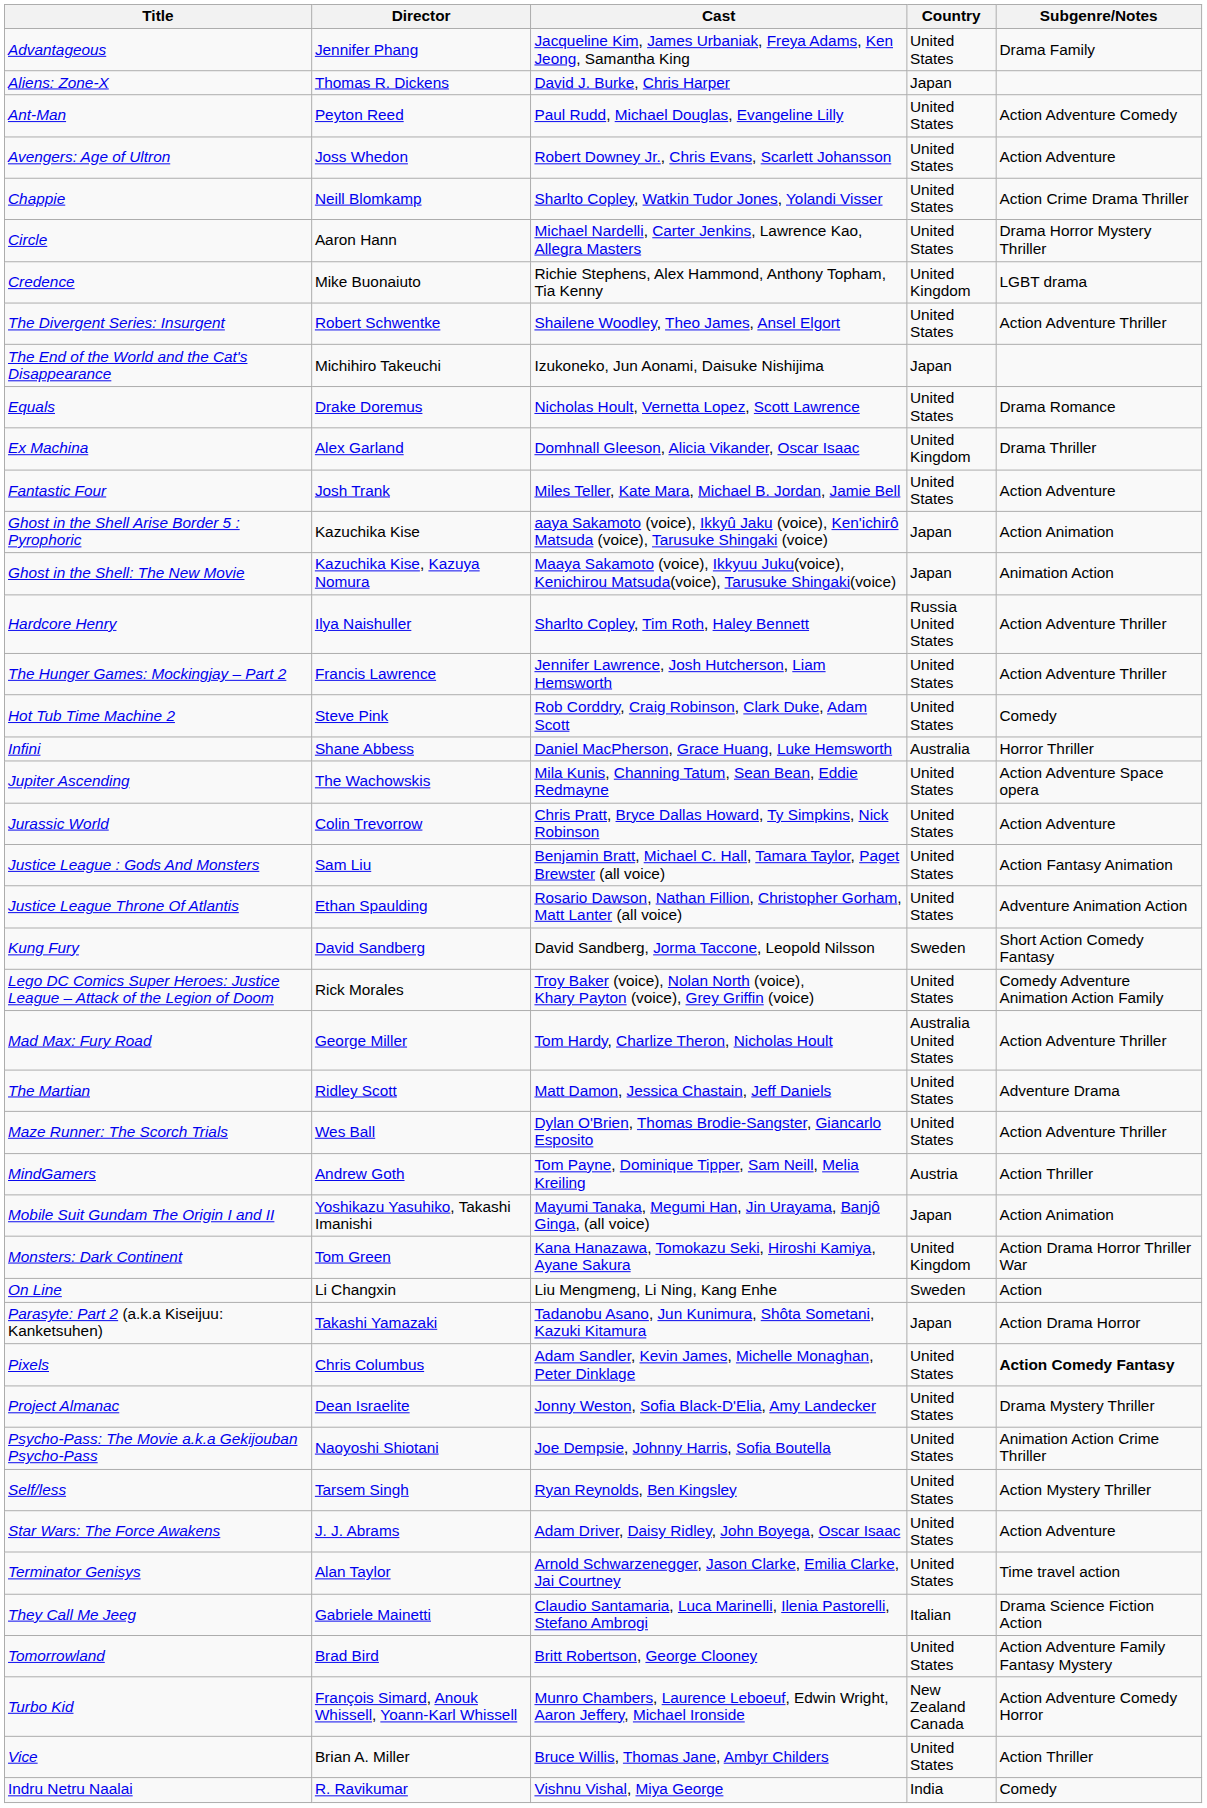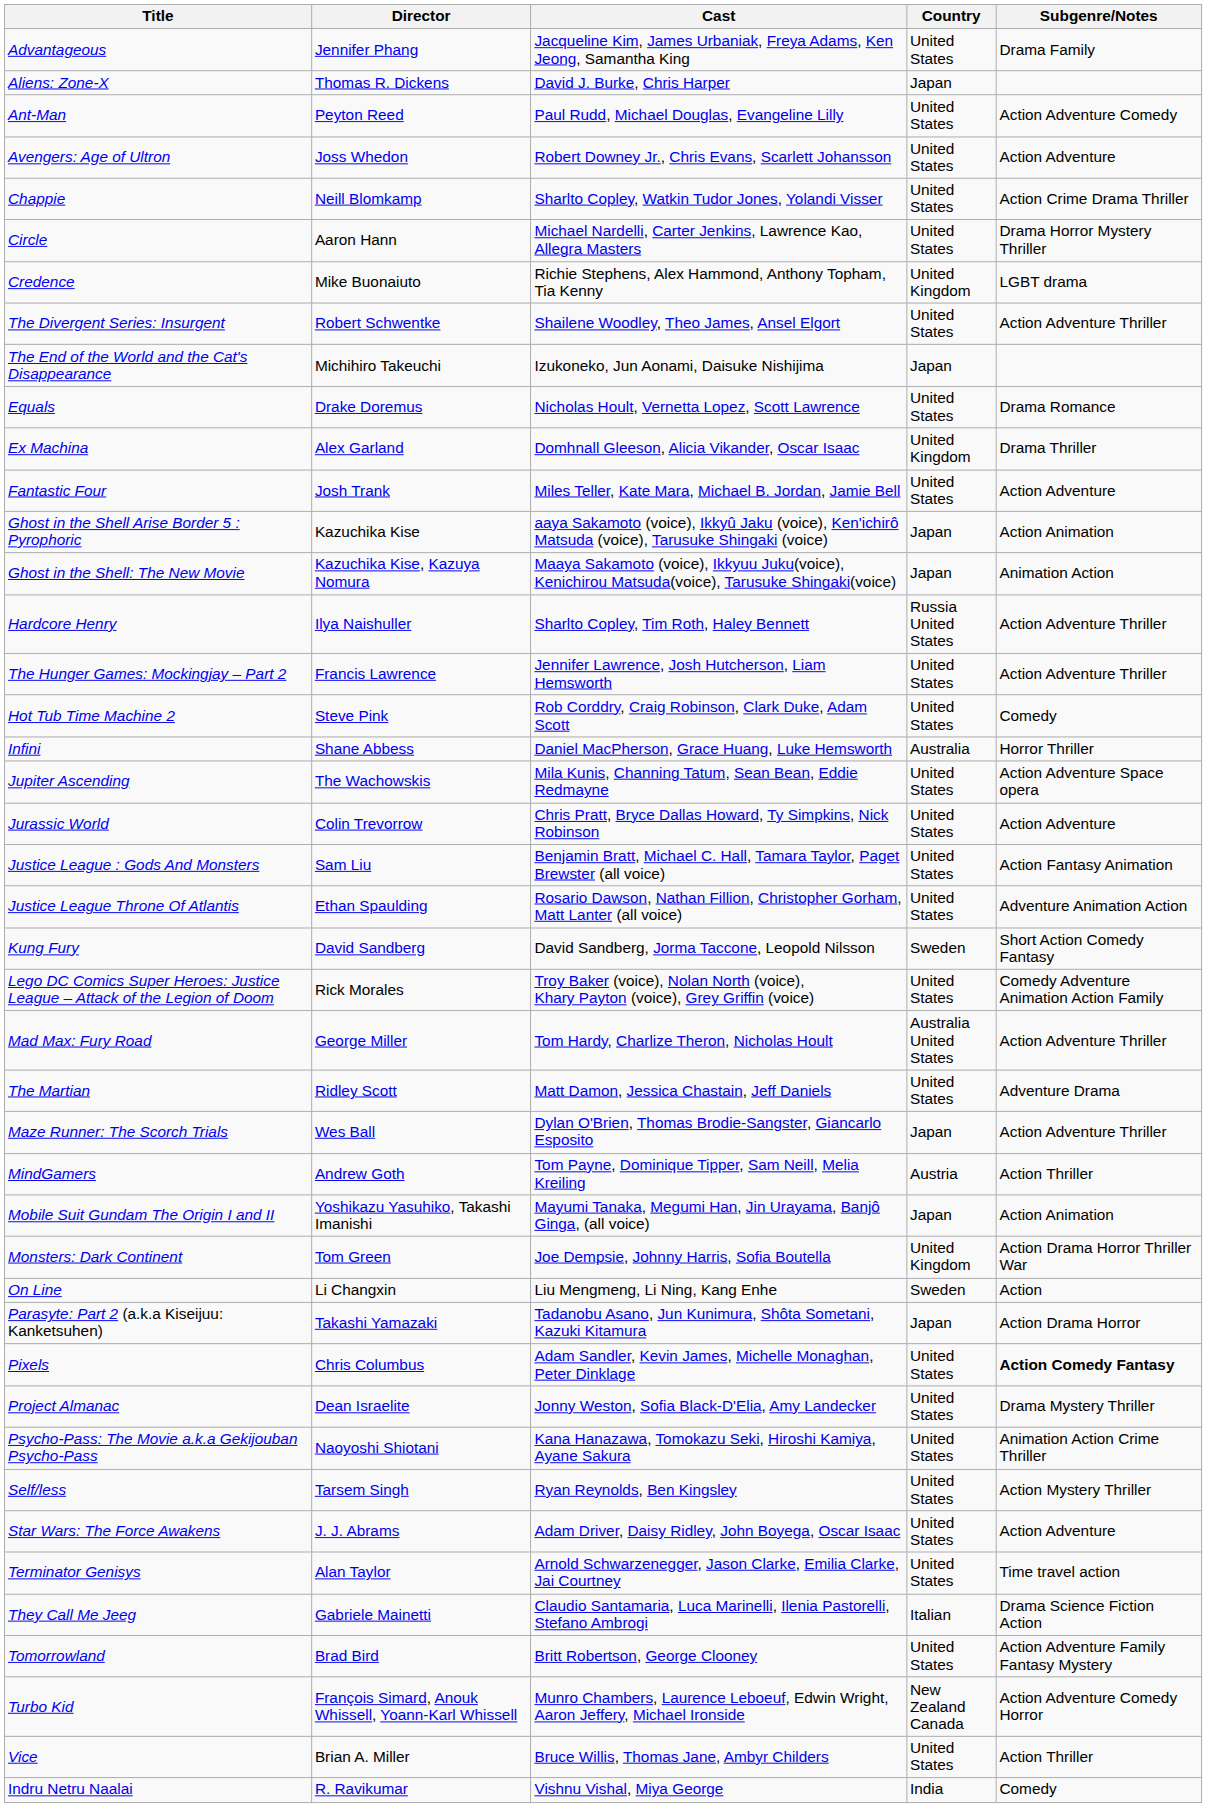(932, 1132) United States -> (931, 1132) Japan
(705, 1257) Kana Hanazawa, Tomokazu Seki, Hiroshi Kamiya, Ayane Sakura -> (683, 1257) Joe Dempsie, Johnny Harris, Sofia Boutella
(683, 1448) Joe Dempsie, Johnny Harris, Sofia Boutella -> (705, 1448) Kana Hanazawa, Tomokazu Seki, Hiroshi Kamiya, Ayane Sakura
